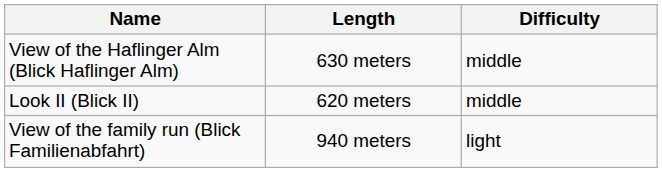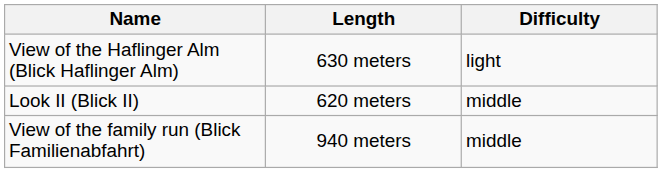(494, 60) middle -> (483, 60) light
(483, 141) light -> (494, 141) middle
